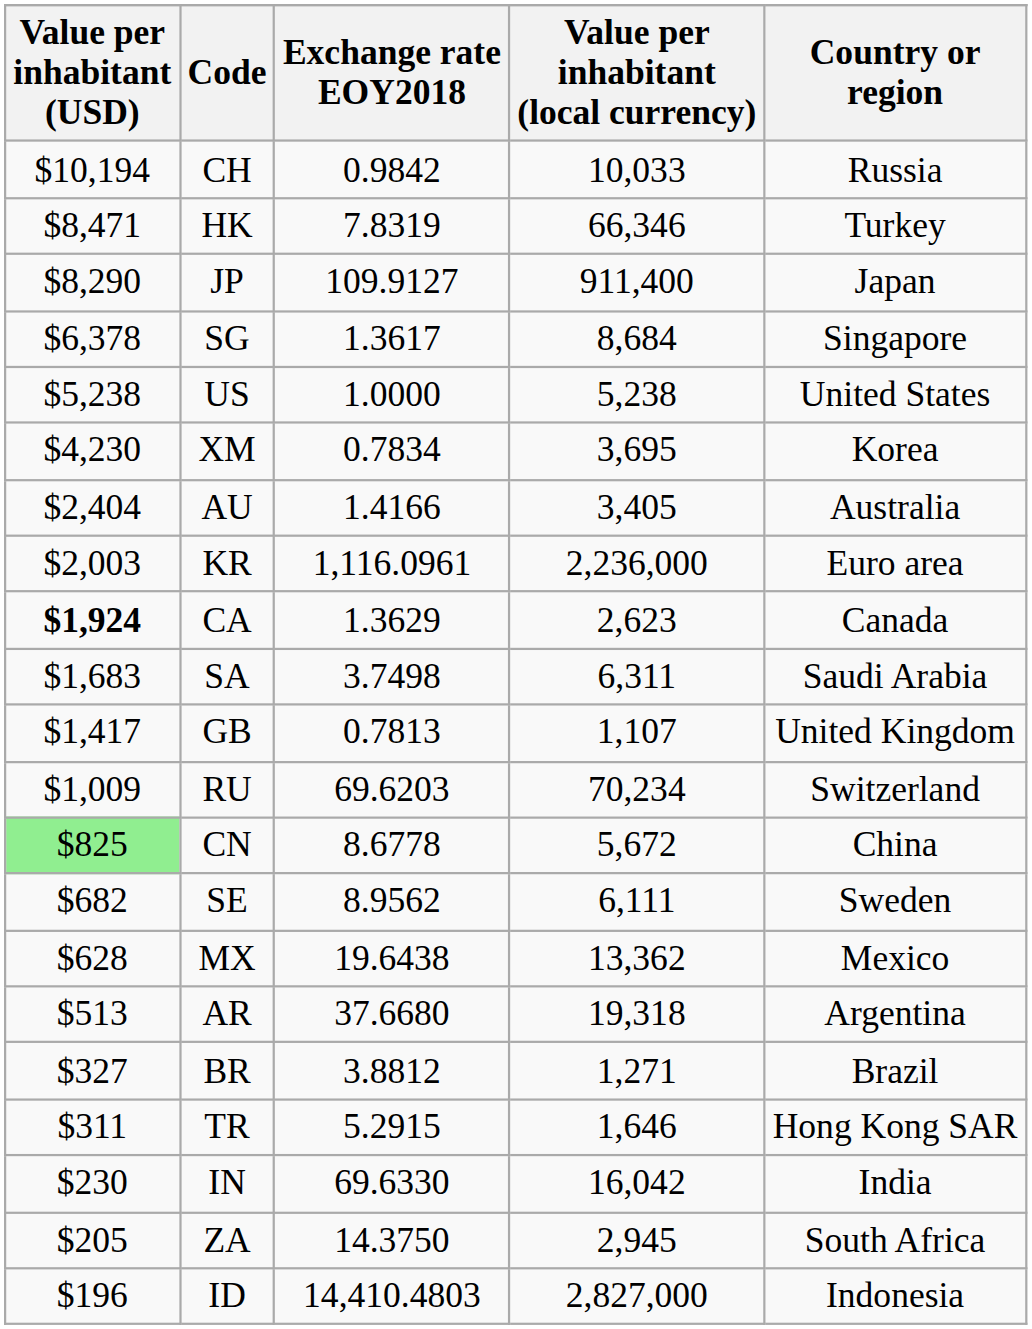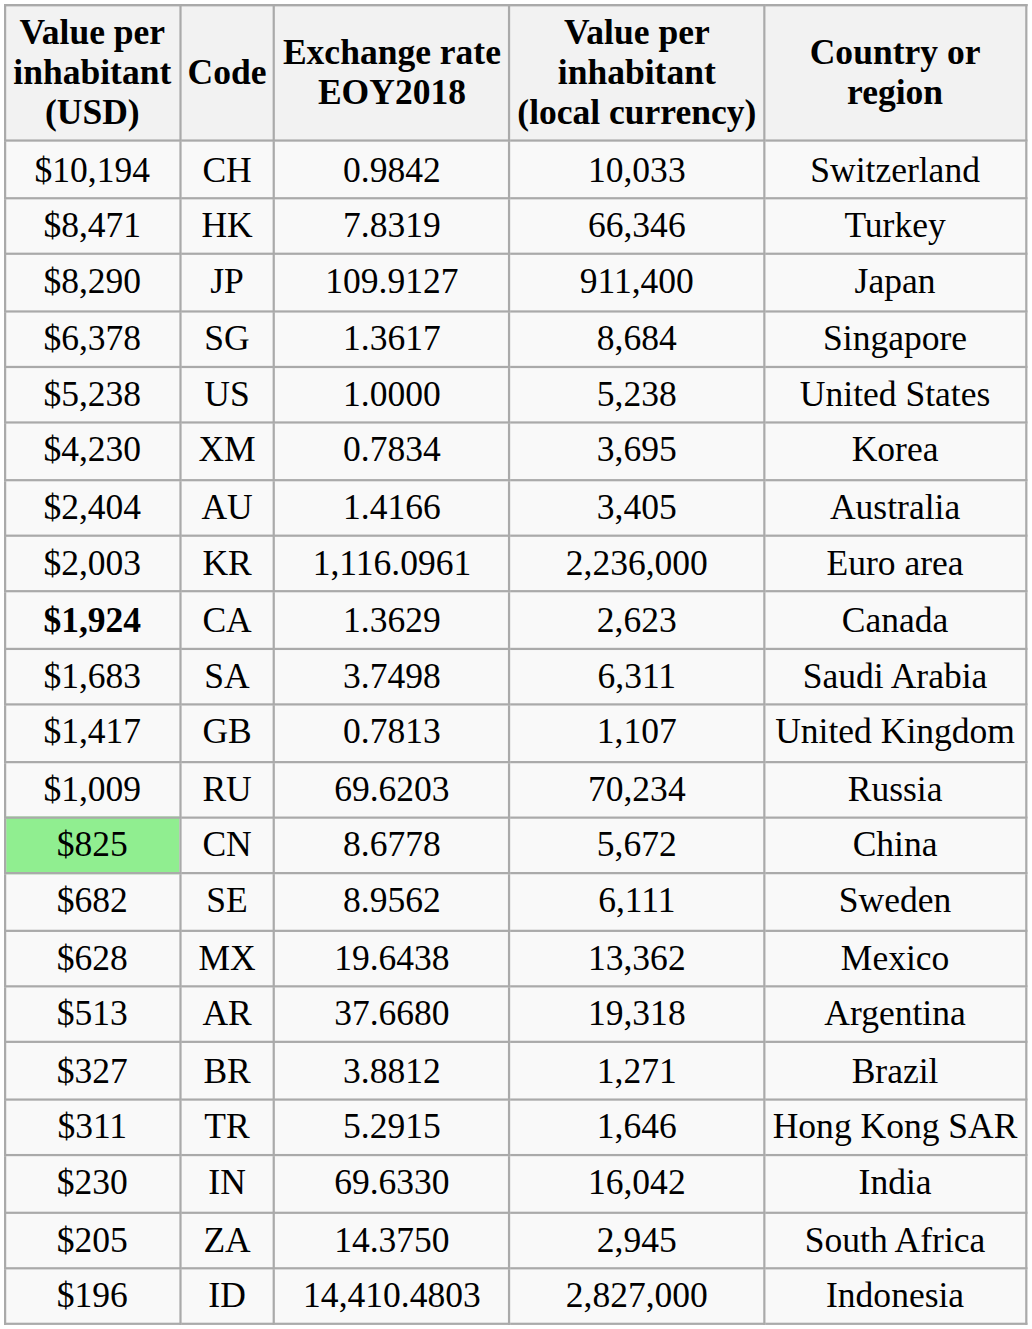(895, 168) Russia -> (895, 168) Switzerland
(895, 788) Switzerland -> (895, 788) Russia
